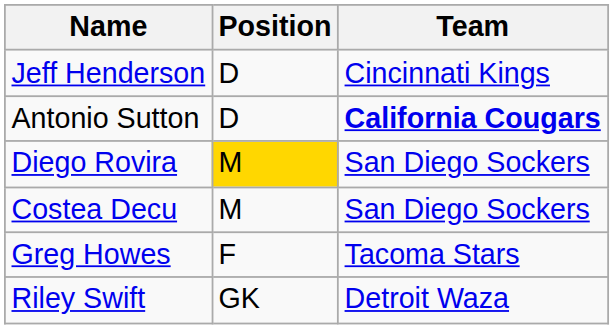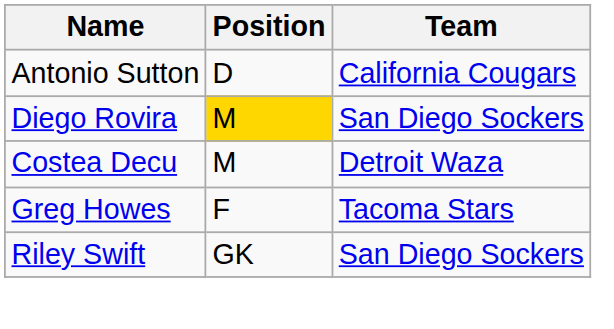- row: (108, 72)
(473, 118) bold -> (457, 72) normal
(467, 208) San Diego Sockers -> (421, 163) Detroit Waza
(427, 299) Detroit Waza -> (461, 254) San Diego Sockers
